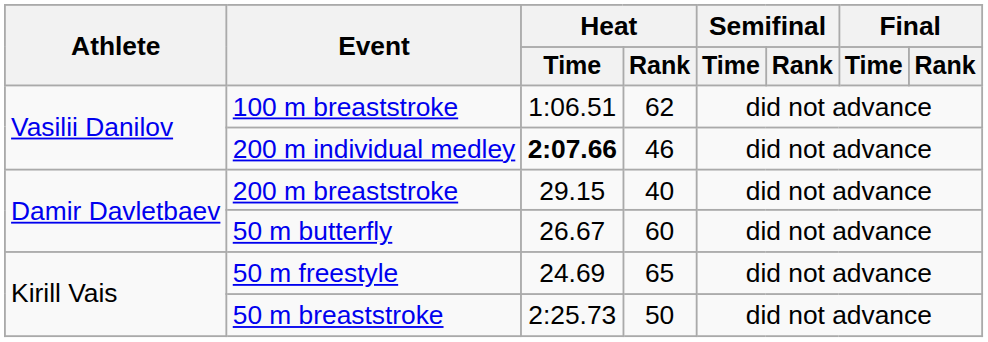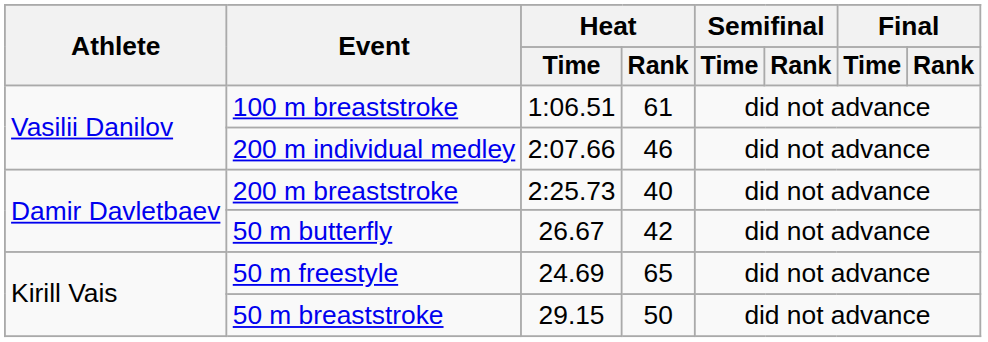(660, 107) 62 -> (658, 107) 61
(572, 149) bold -> (572, 149) normal
(572, 190) 29.15 -> (572, 190) 2:25.73
(660, 232) 60 -> (658, 232) 42
(572, 315) 2:25.73 -> (572, 315) 29.15
